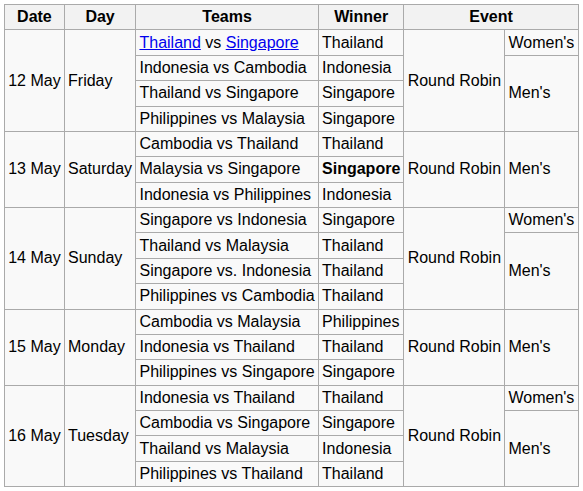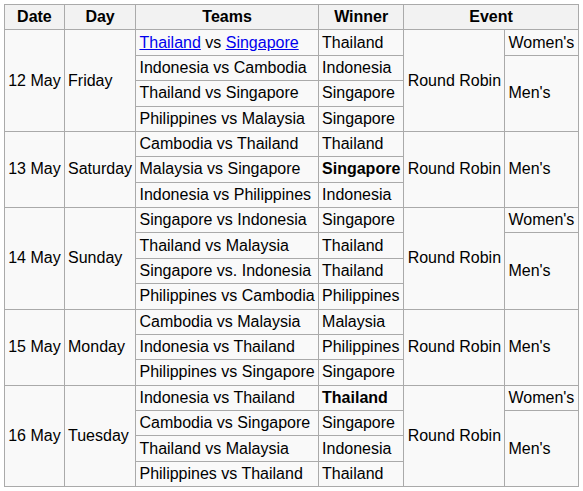(353, 296) Thailand -> (361, 296) Philippines
(361, 321) Philippines -> (354, 321) Malaysia
(353, 347) Thailand -> (361, 347) Philippines
(353, 397) normal -> (355, 397) bold
